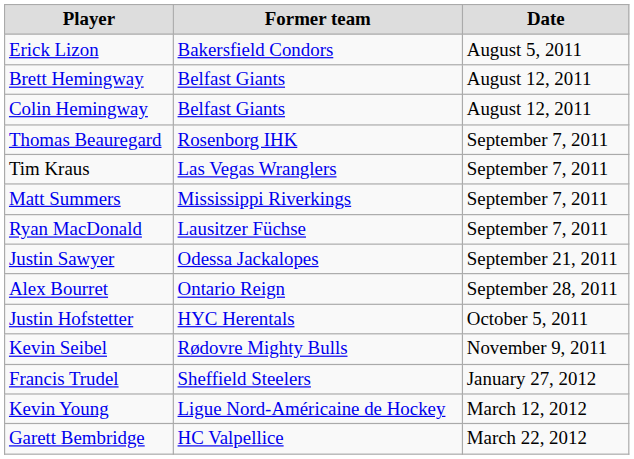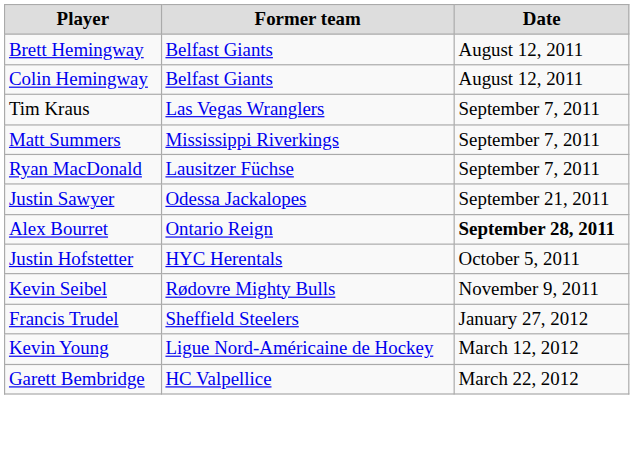- row: (54, 49)
- row: (85, 139)
(542, 288) normal -> (537, 229) bold
